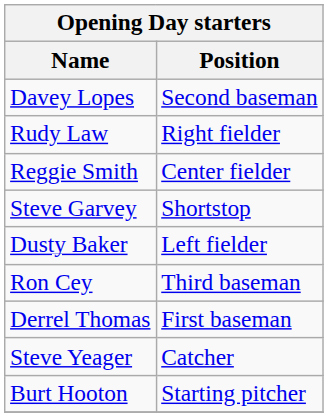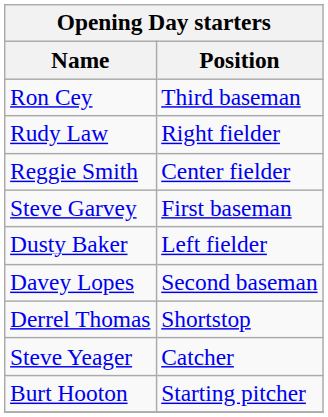rows swapped: (72, 97) <-> (51, 282)
(206, 208) Shortstop -> (226, 208) First baseman
(226, 319) First baseman -> (206, 319) Shortstop
